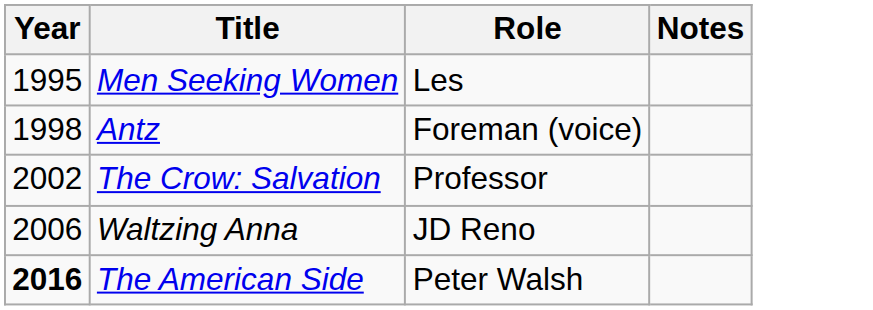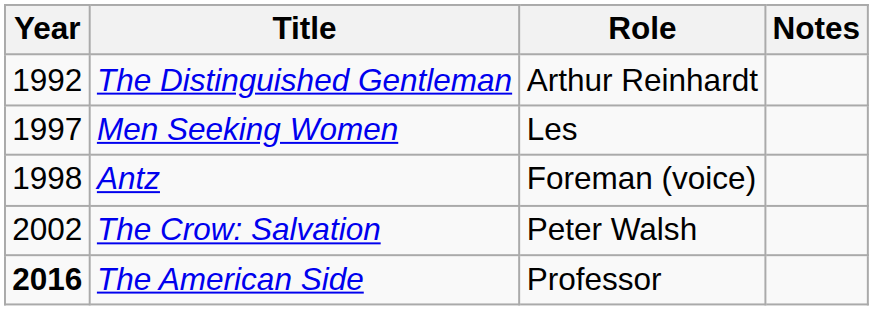+ row: (305, 79)
(47, 79) 1995 -> (47, 129) 1997
(480, 179) Professor -> (612, 229) Peter Walsh
- row: (198, 229)
(498, 279) Peter Walsh -> (594, 279) Professor
